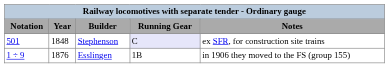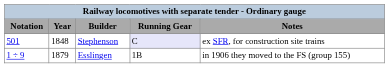(60, 55) 1876 -> (60, 55) 1879
